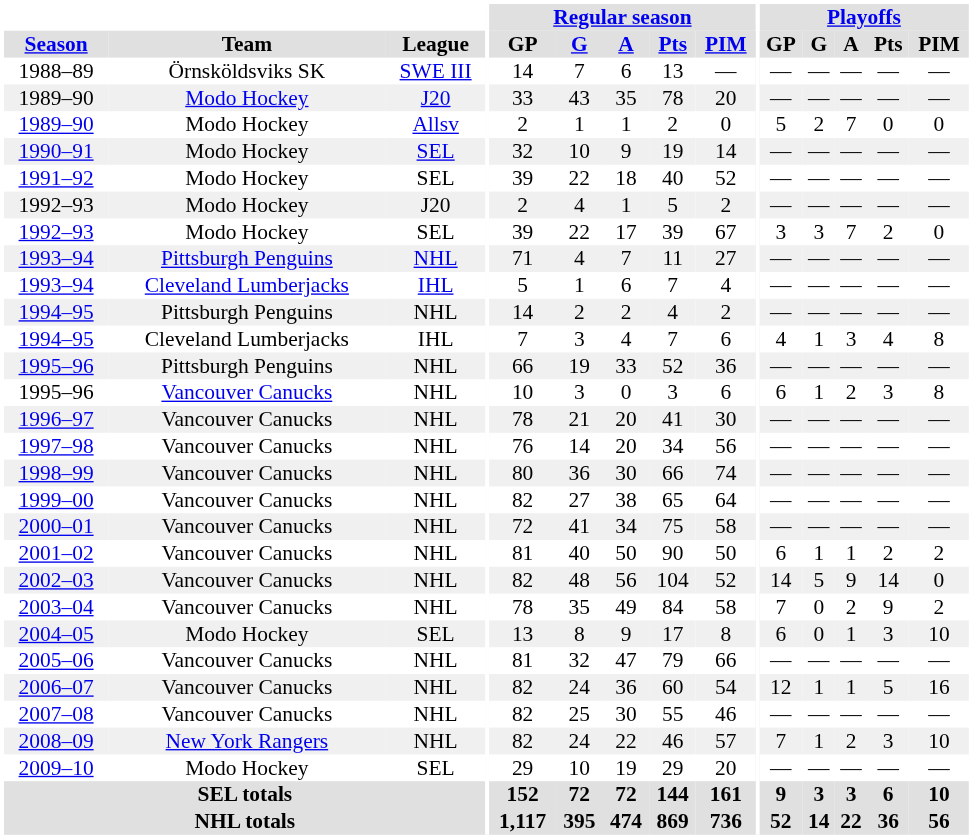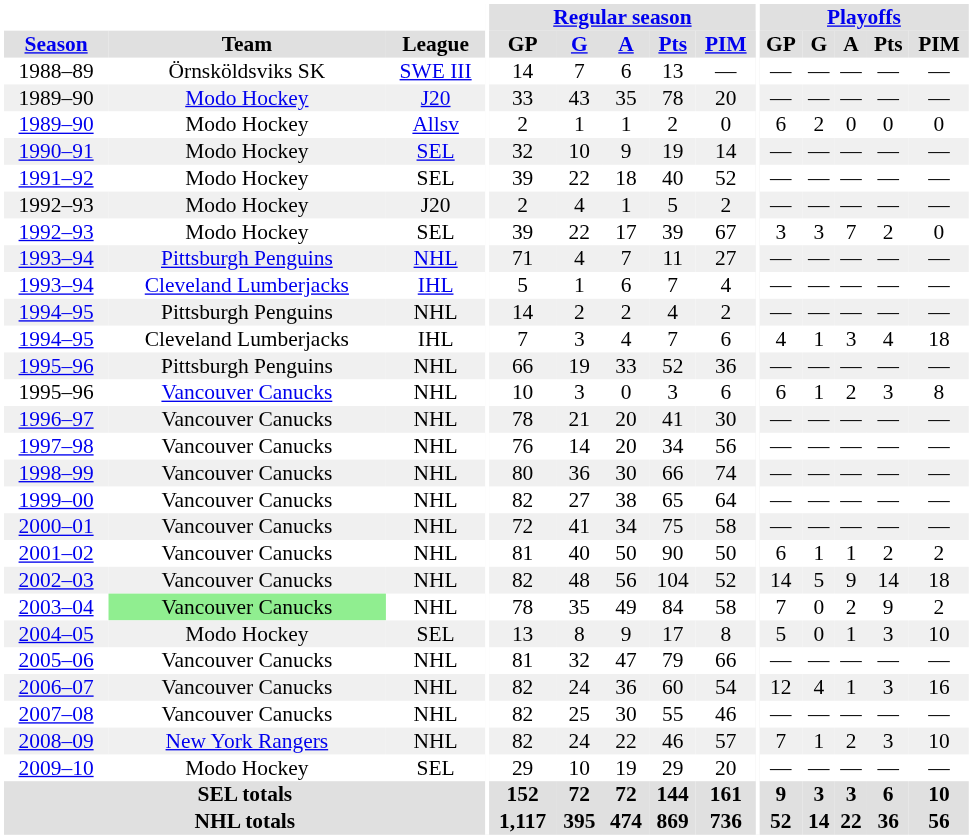(781, 124) 5 -> (781, 124) 6
(851, 124) 7 -> (851, 124) 0
(939, 338) 8 -> (939, 338) 18
(939, 580) 0 -> (939, 580) 18
(247, 606) no background -> (247, 606) lightgreen background
(781, 633) 6 -> (781, 633) 5
(819, 687) 1 -> (819, 687) 4
(888, 687) 5 -> (888, 687) 3
